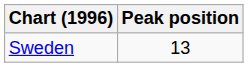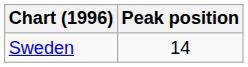(180, 47) 13 -> (180, 47) 14
